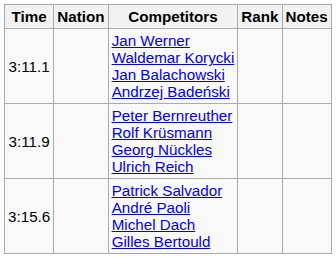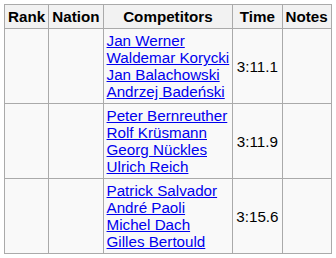columns swapped: (260, 17) <-> (29, 17)
